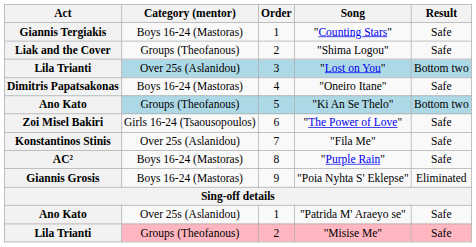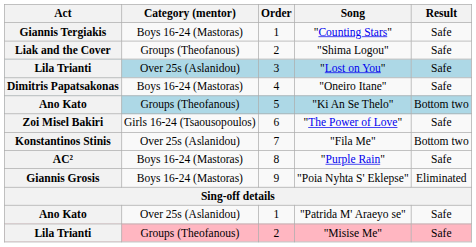(441, 68) Bottom two -> (441, 68) Safe
(441, 141) Safe -> (441, 141) Bottom two
